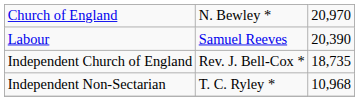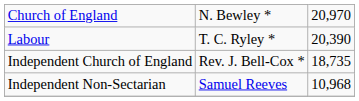(243, 38) Samuel Reeves -> (237, 38) T. C. Ryley *
(237, 84) T. C. Ryley * -> (243, 84) Samuel Reeves
